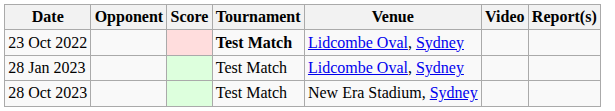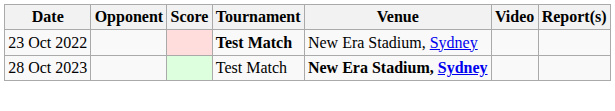(386, 42) Lidcombe Oval, Sydney -> (393, 42) New Era Stadium, Sydney
- row: (47, 67)
(393, 93) normal -> (398, 67) bold
